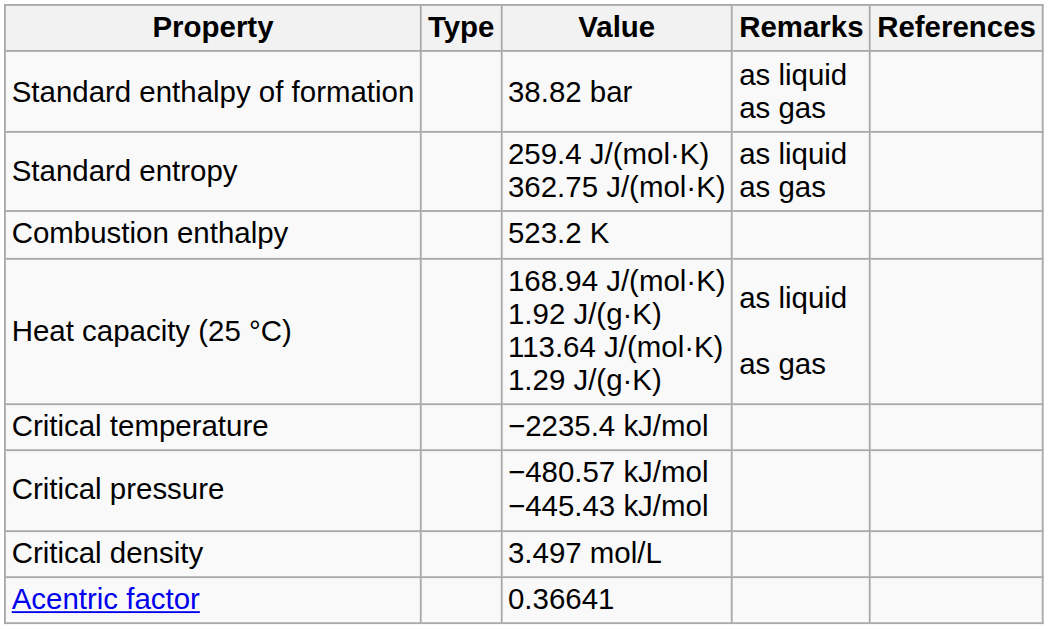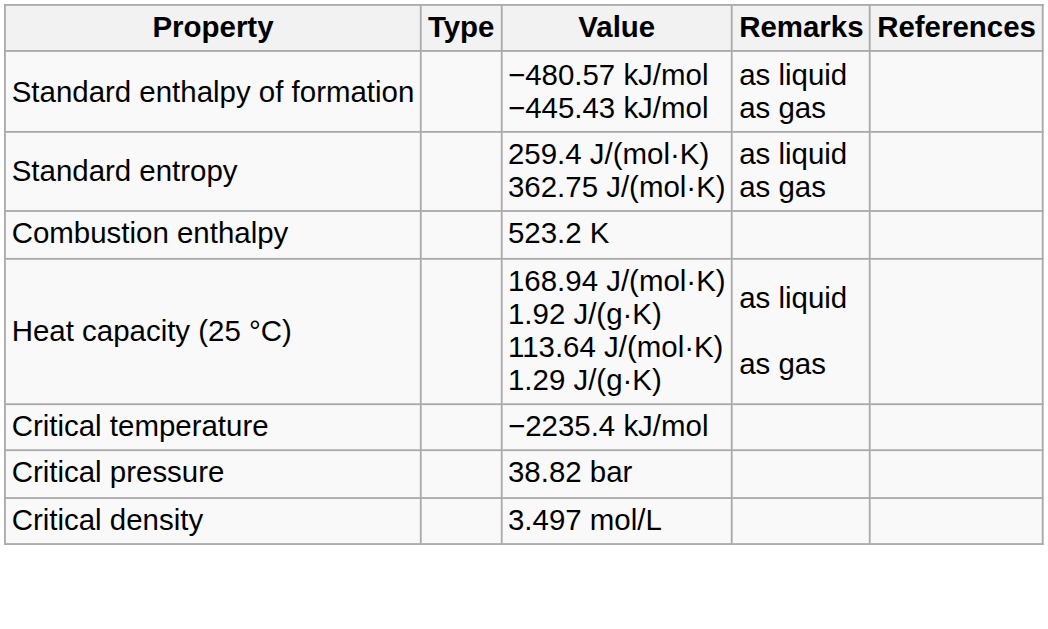(570, 91) 38.82 bar -> (608, 91) −480.57 kJ/mol −445.43 kJ/mol
(608, 490) −480.57 kJ/mol −445.43 kJ/mol -> (570, 473) 38.82 bar
- row: (106, 600)
